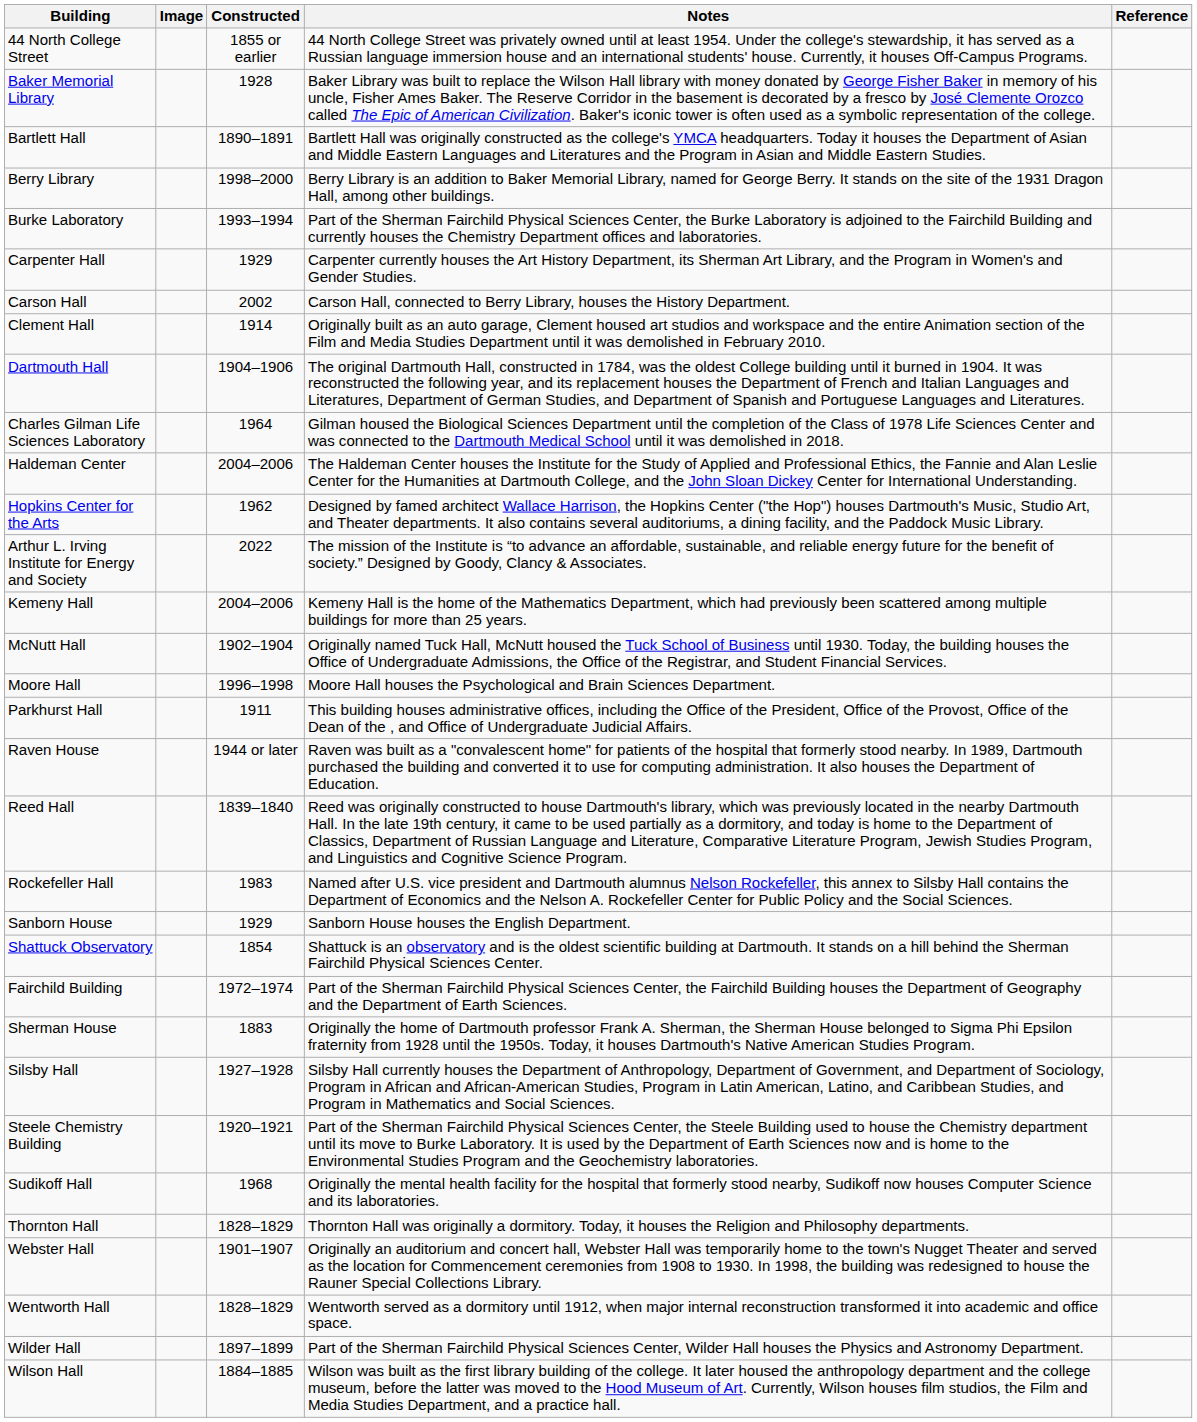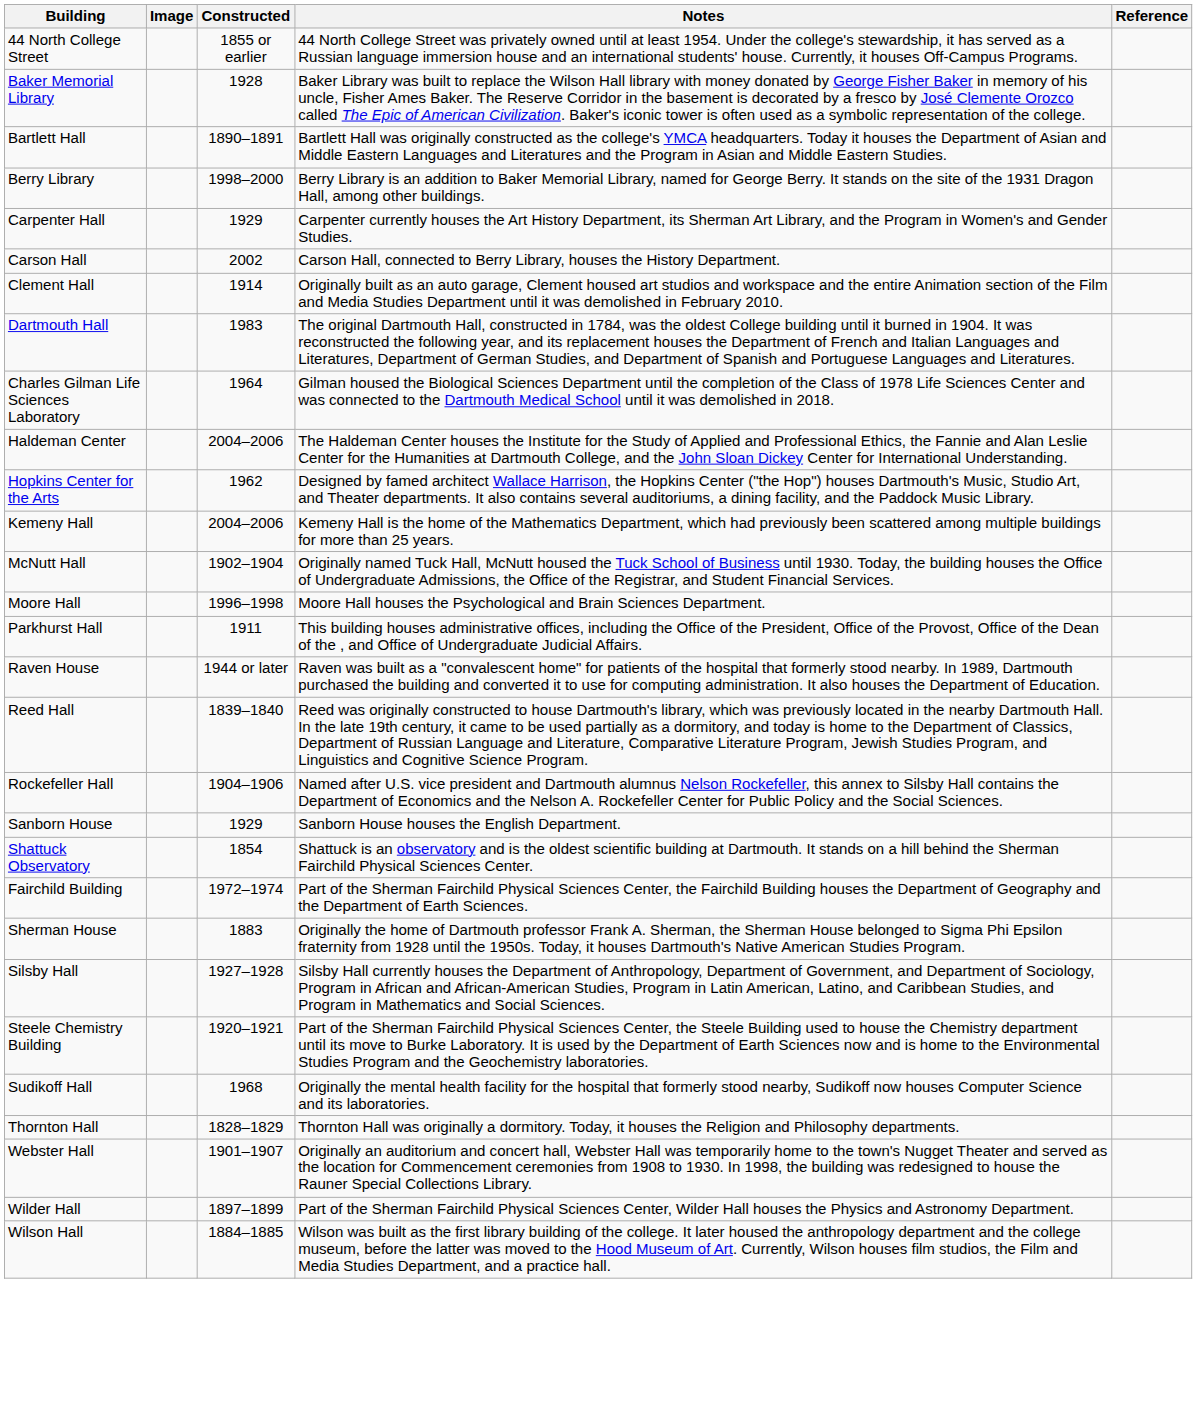- row: (66, 220)
(256, 366) 1904–1906 -> (246, 325) 1983
- row: (71, 563)
(256, 882) 1983 -> (246, 784) 1904–1906
- row: (59, 1307)
